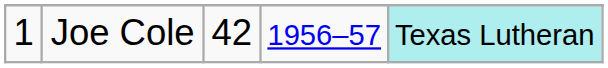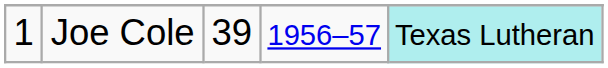(232, 33) 42 -> (232, 33) 39
